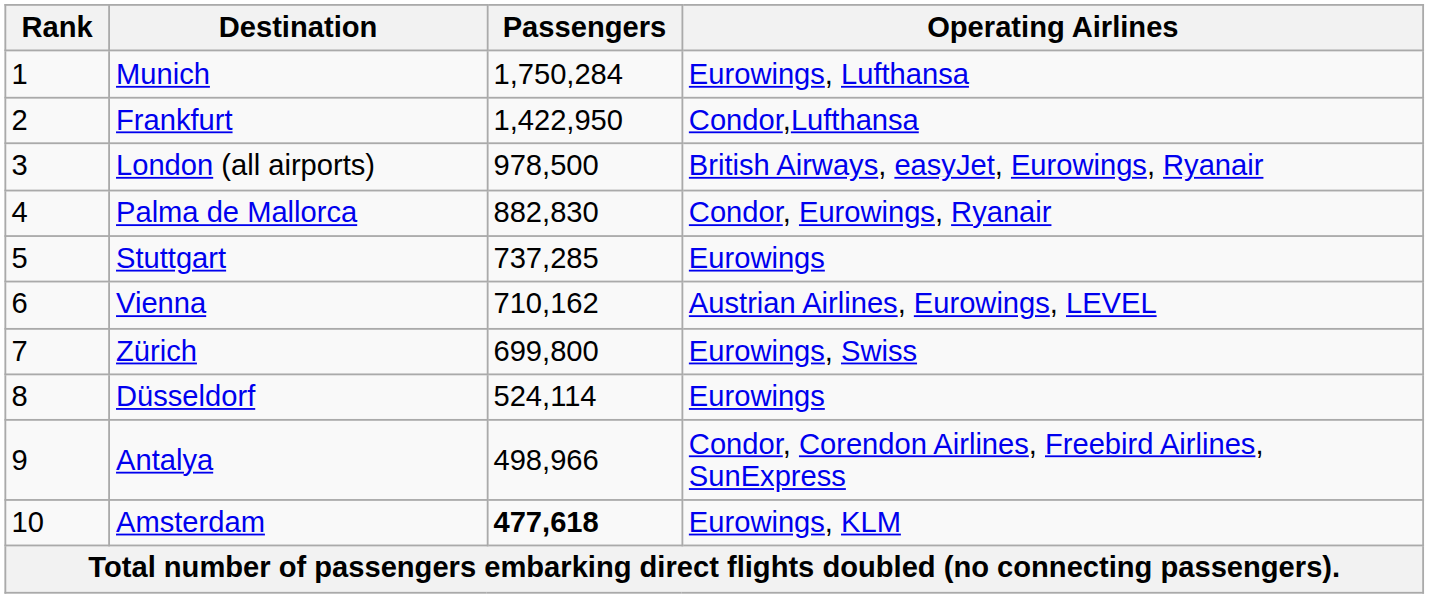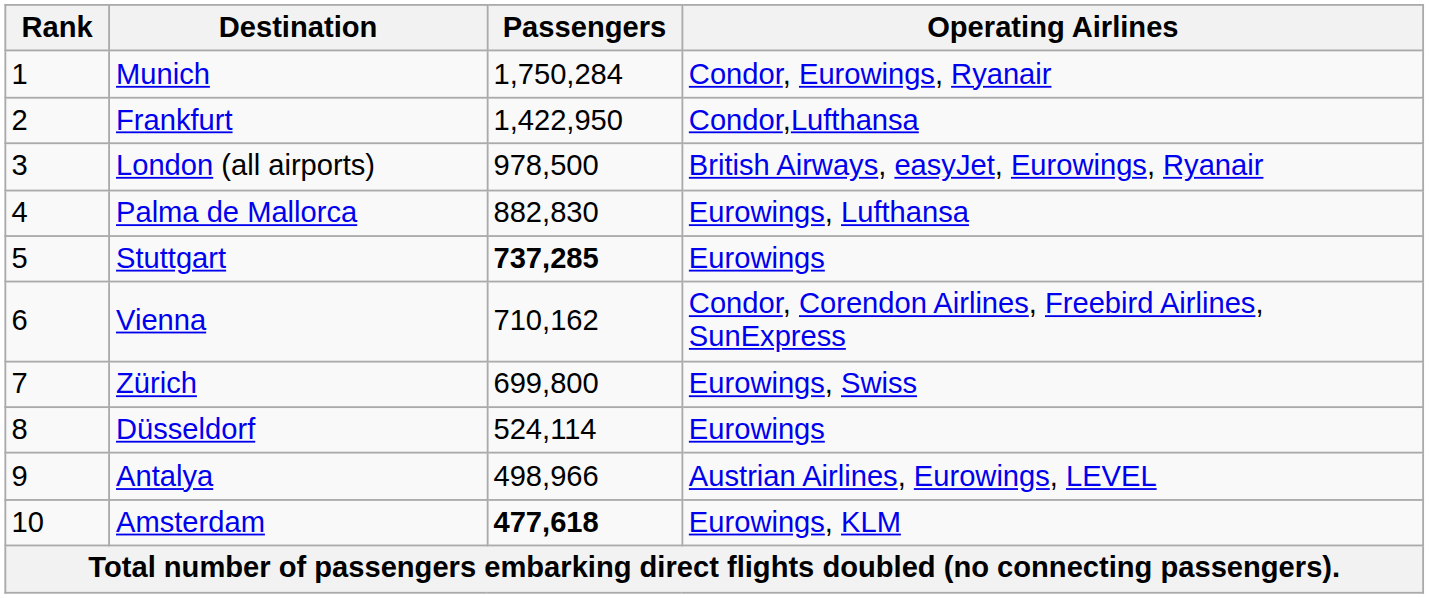(829, 73) Eurowings, Lufthansa -> (870, 73) Condor, Eurowings, Ryanair
(870, 212) Condor, Eurowings, Ryanair -> (829, 212) Eurowings, Lufthansa
(546, 258) normal -> (546, 258) bold
(923, 304) Austrian Airlines, Eurowings, LEVEL -> (976, 321) Condor, Corendon Airlines, Freebird Airlines, SunExpress
(976, 459) Condor, Corendon Airlines, Freebird Airlines, SunExpress -> (923, 475) Austrian Airlines, Eurowings, LEVEL
